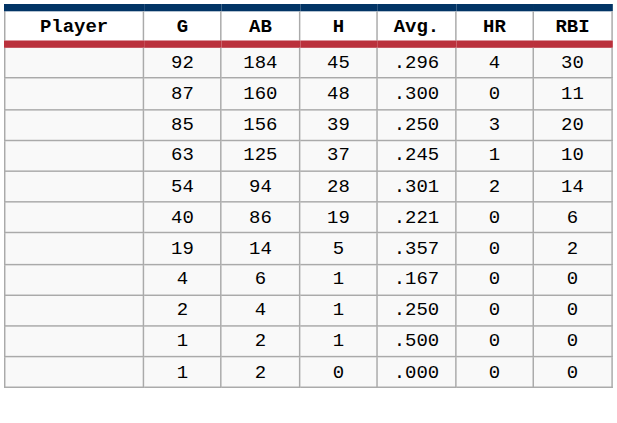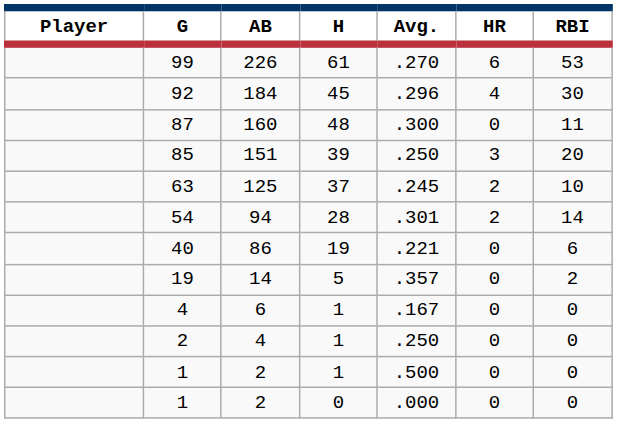+ row: (182, 63)
(260, 125) 156 -> (260, 156) 151
(494, 156) 1 -> (494, 187) 2
